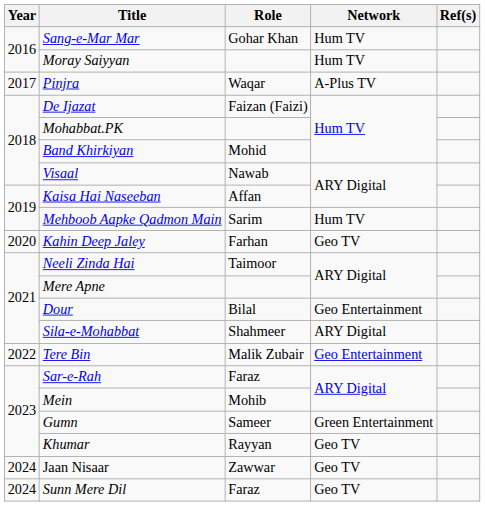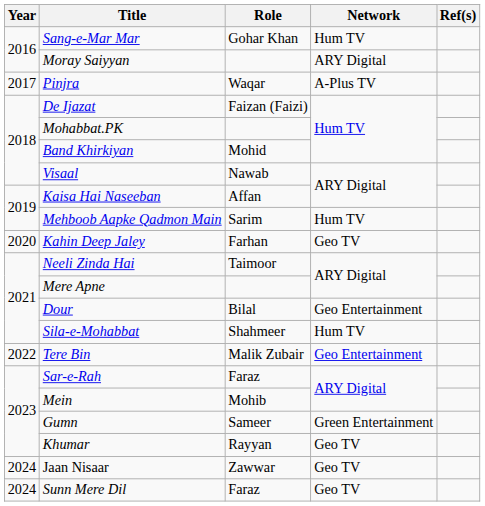(340, 60) Hum TV -> (350, 60) ARY Digital
(350, 331) ARY Digital -> (340, 331) Hum TV
